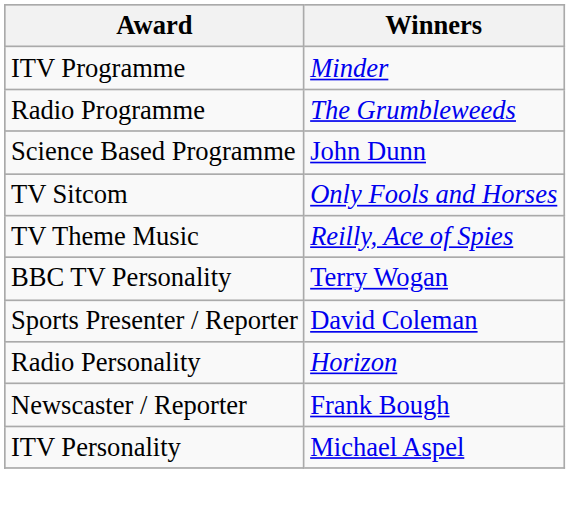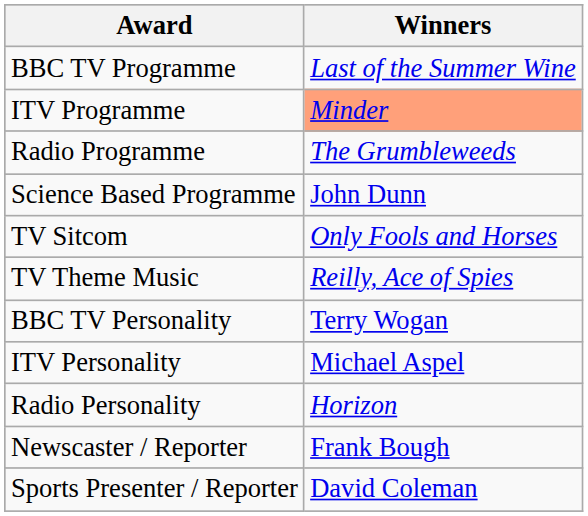+ row: (123, 67)
(349, 67) no background -> (349, 109) lightsalmon background
rows swapped: (96, 446) <-> (154, 320)
